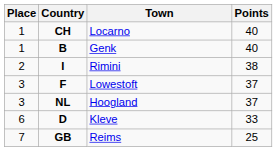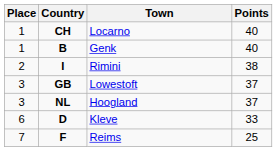(63, 84) F -> (63, 84) GB
(63, 137) GB -> (63, 137) F
